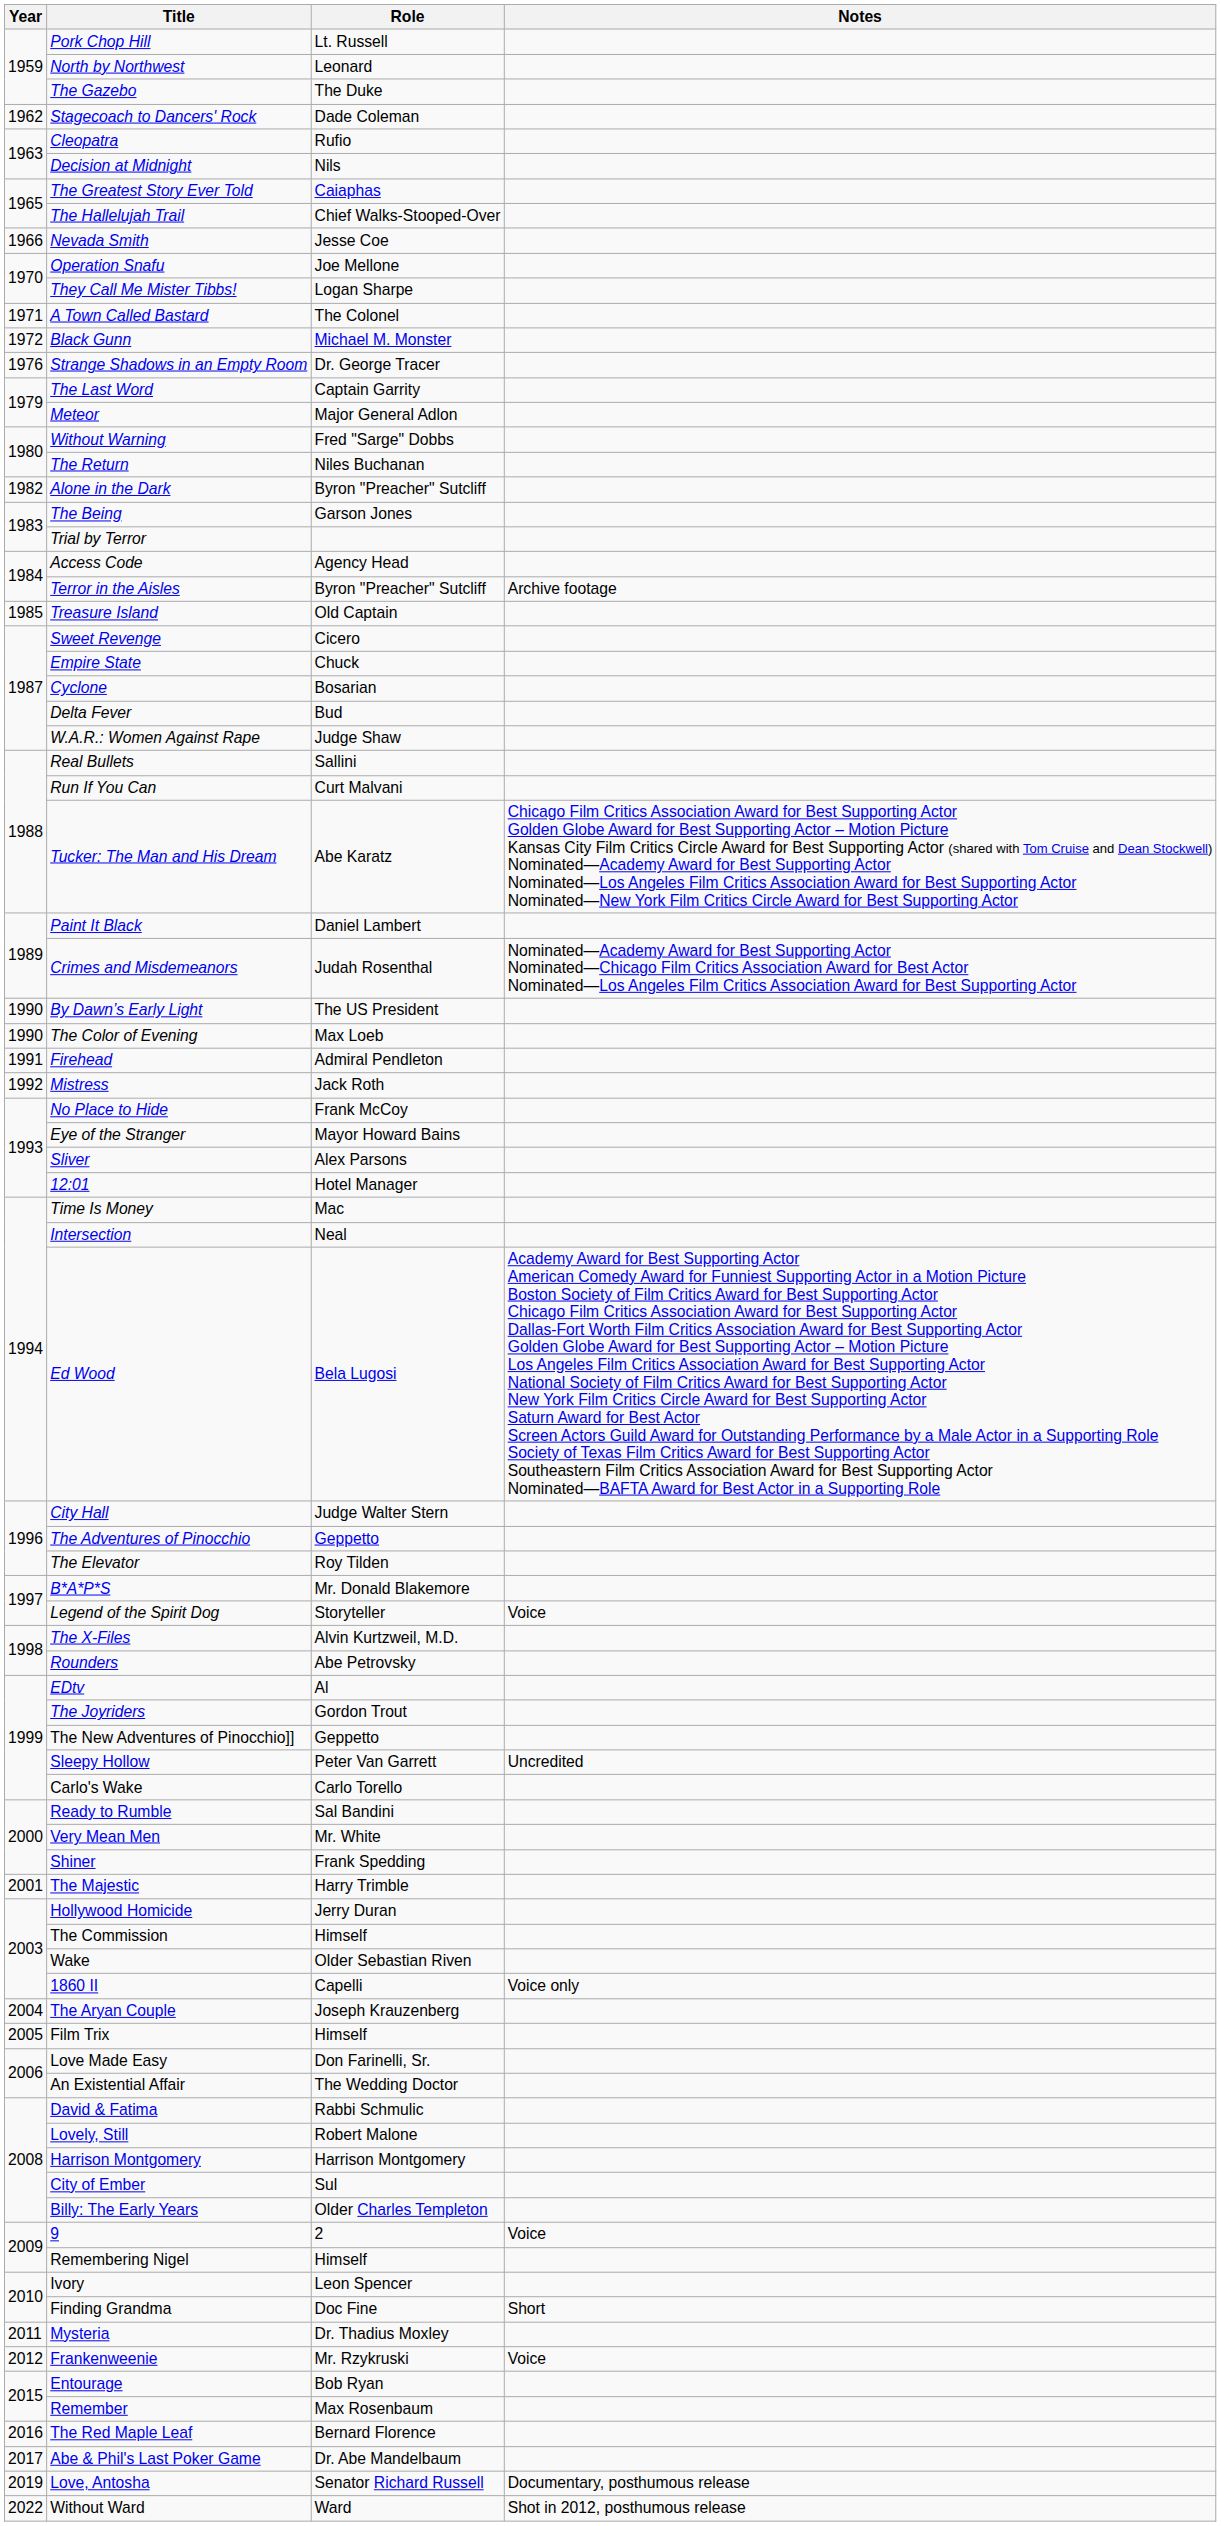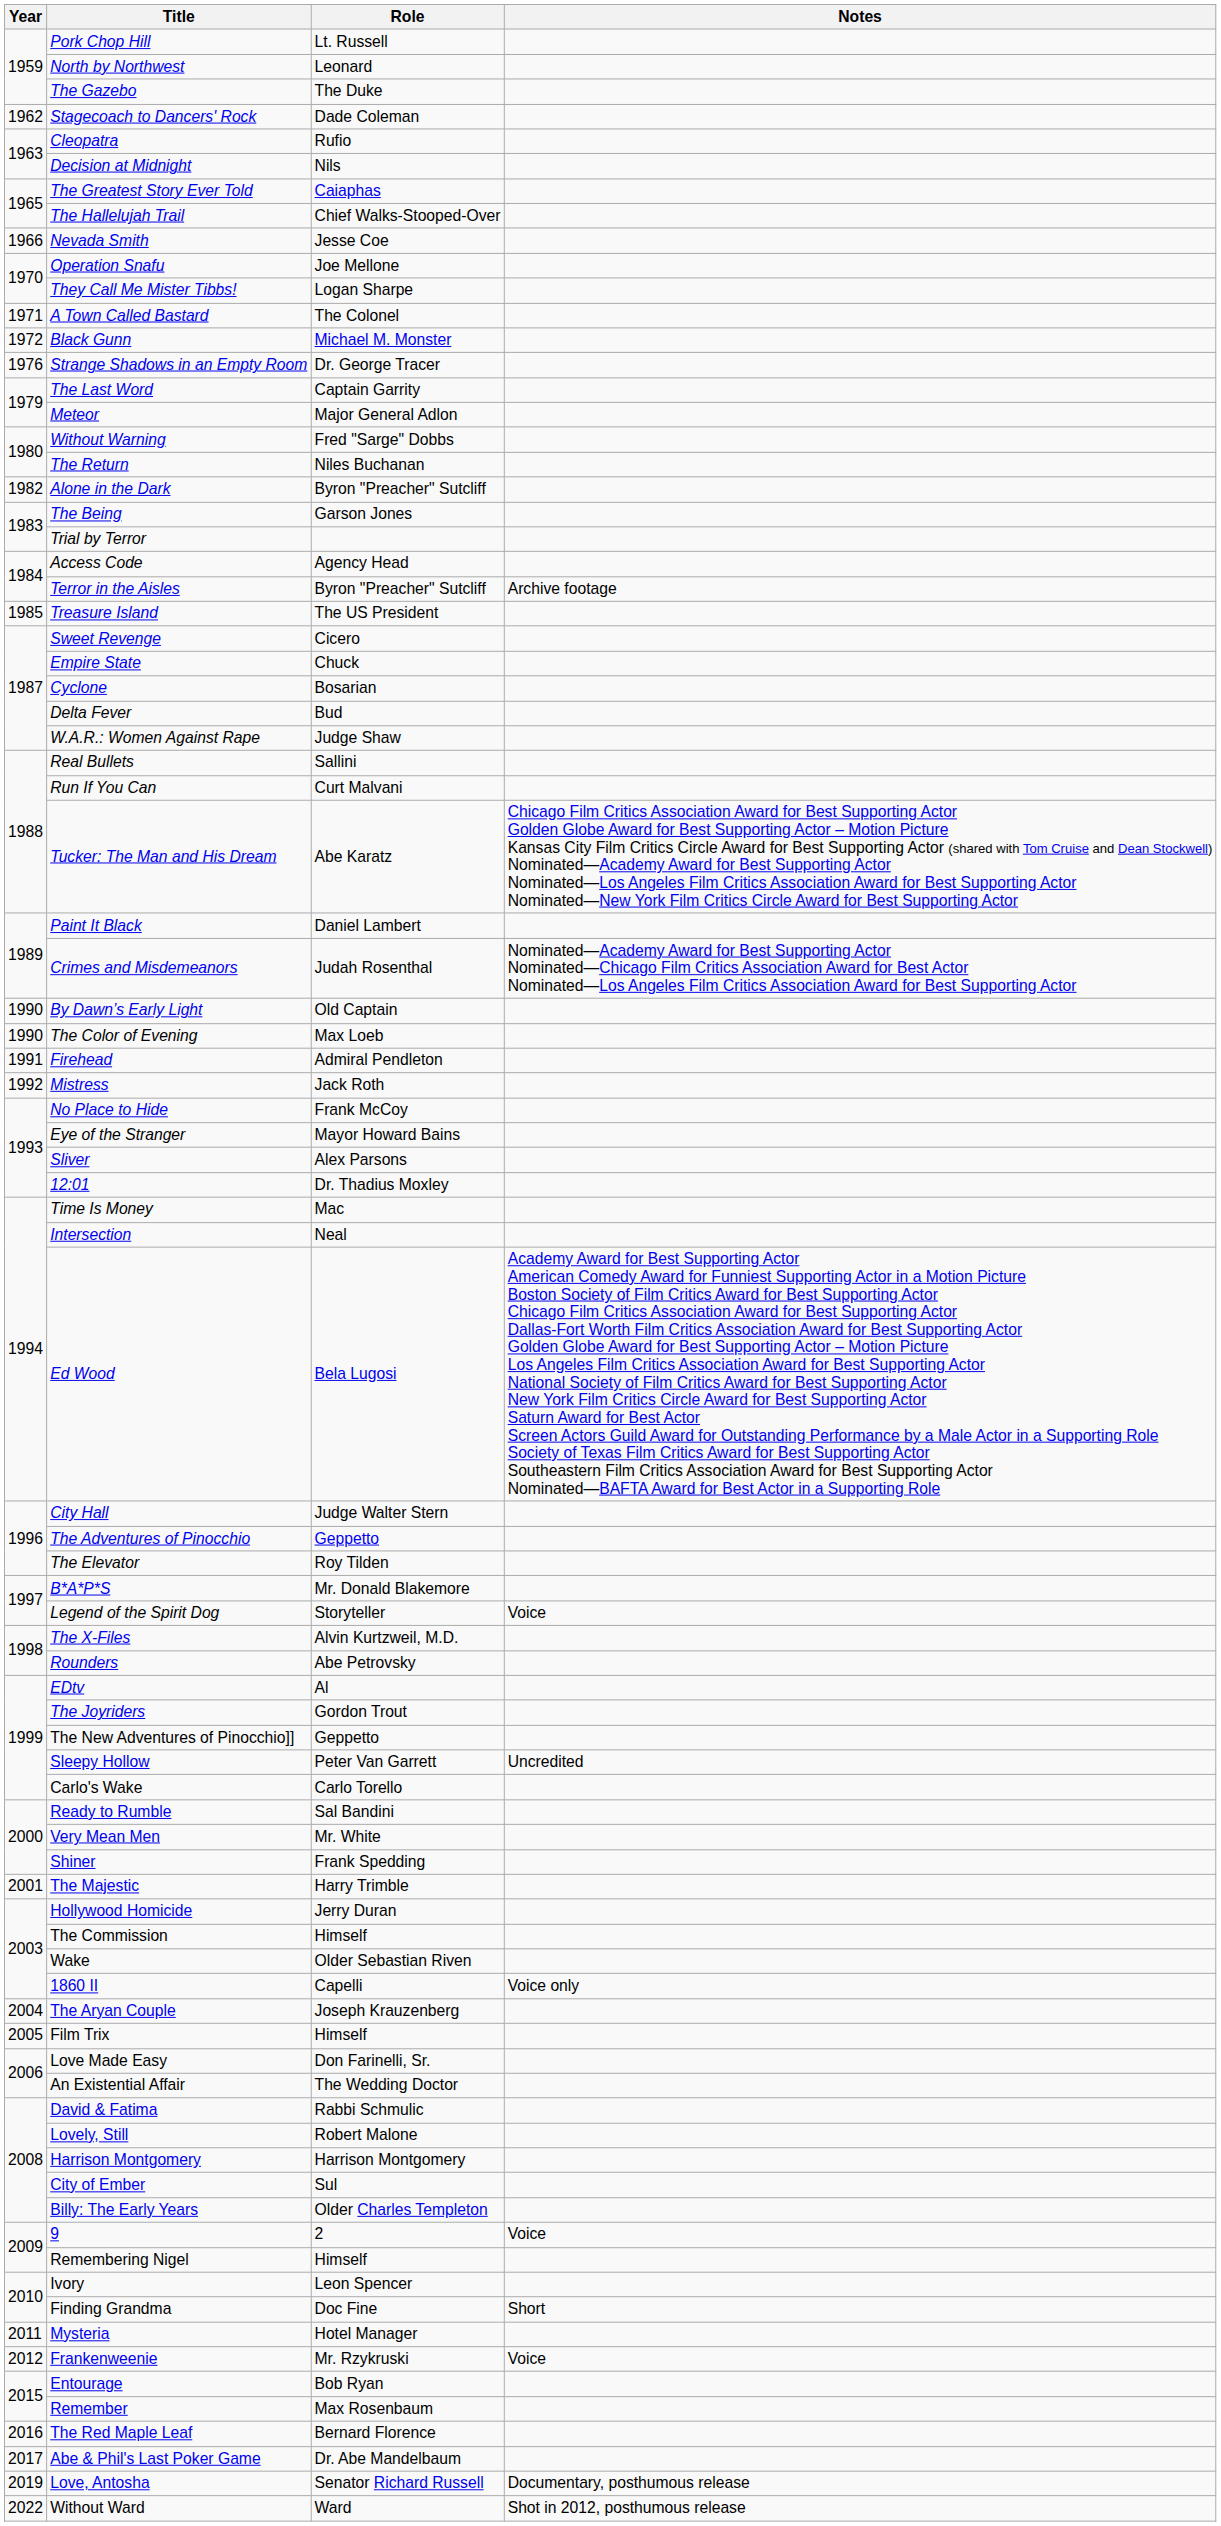(356, 613) Old Captain -> (376, 613) The US President
(376, 1010) The US President -> (356, 1010) Old Captain
(366, 1184) Hotel Manager -> (382, 1184) Dr. Thadius Moxley
(382, 2334) Dr. Thadius Moxley -> (366, 2334) Hotel Manager
